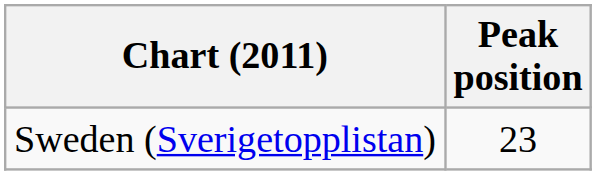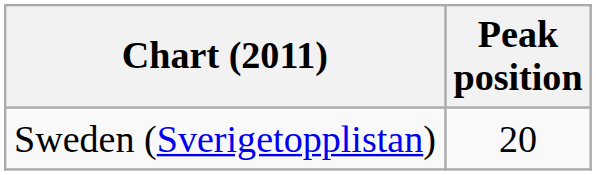(518, 137) 23 -> (518, 137) 20
